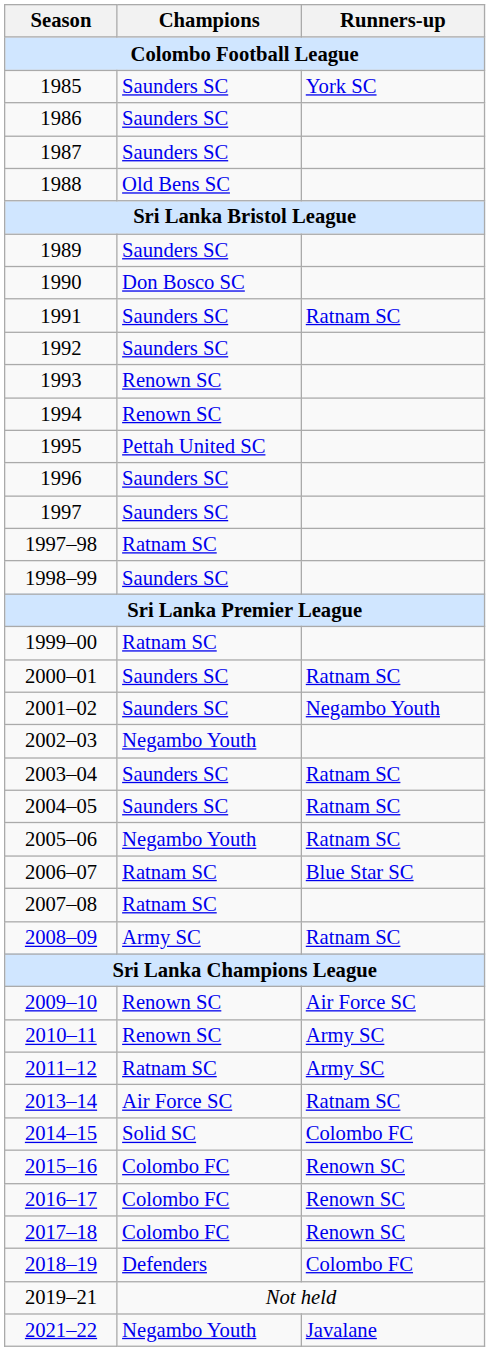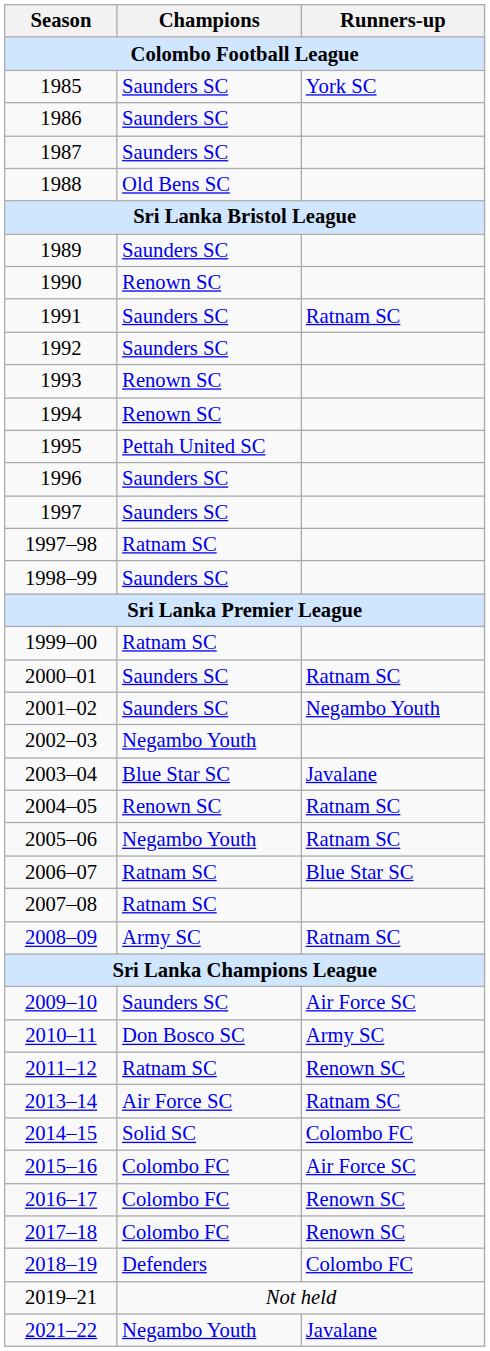(183, 282) Don Bosco SC -> (172, 282) Renown SC
(175, 773) Saunders SC -> (176, 773) Blue Star SC
(353, 773) Ratnam SC -> (341, 773) Javalane
(175, 806) Saunders SC -> (172, 806) Renown SC
(172, 1002) Renown SC -> (175, 1002) Saunders SC
(172, 1035) Renown SC -> (183, 1035) Don Bosco SC
(345, 1068) Army SC -> (355, 1068) Renown SC
(355, 1166) Renown SC -> (361, 1166) Air Force SC
